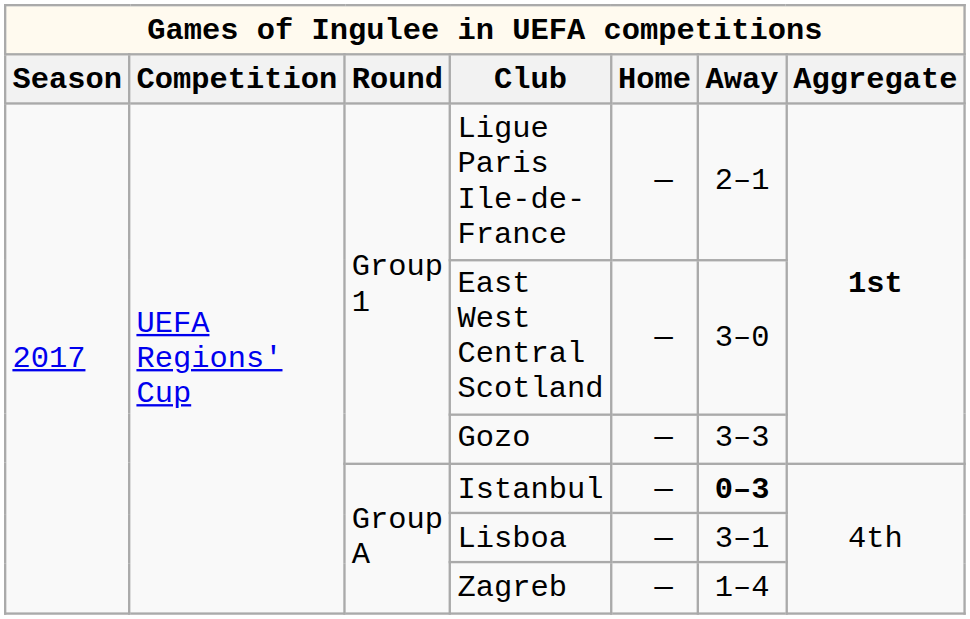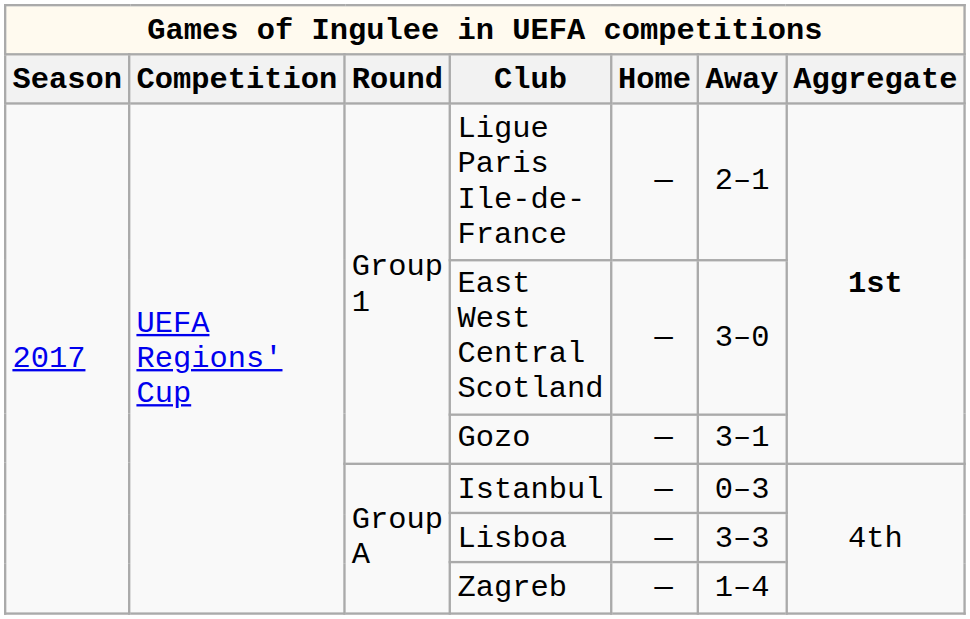(742, 439) 3–3 -> (742, 439) 3–1
(742, 488) bold -> (742, 488) normal
(742, 538) 3–1 -> (742, 538) 3–3
